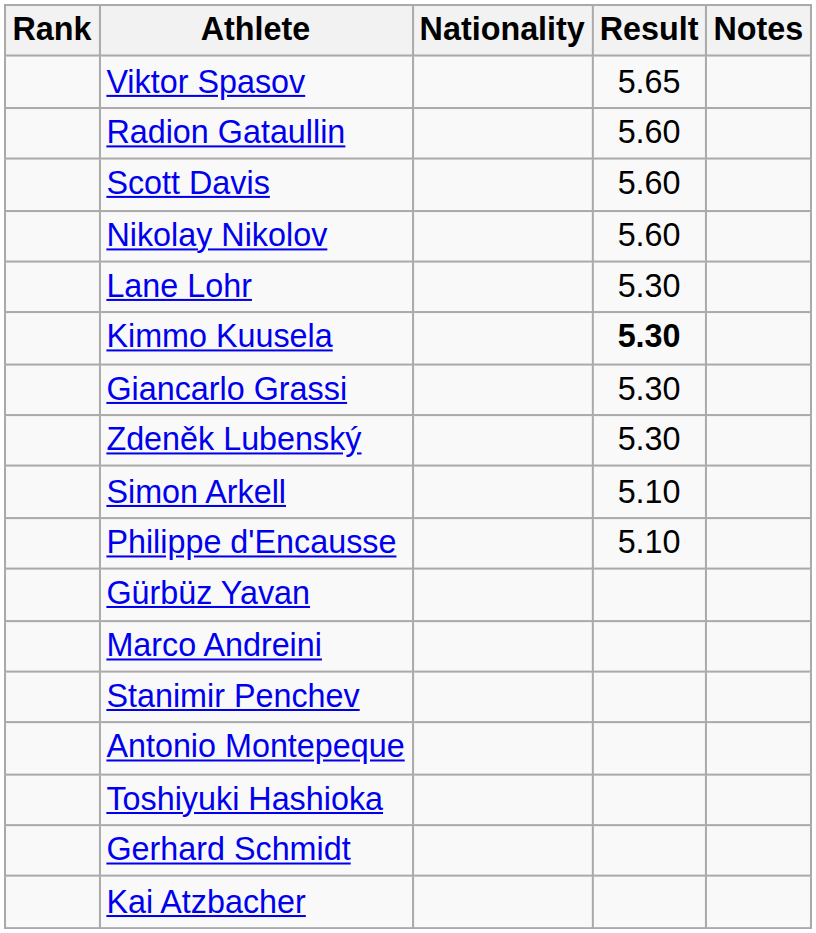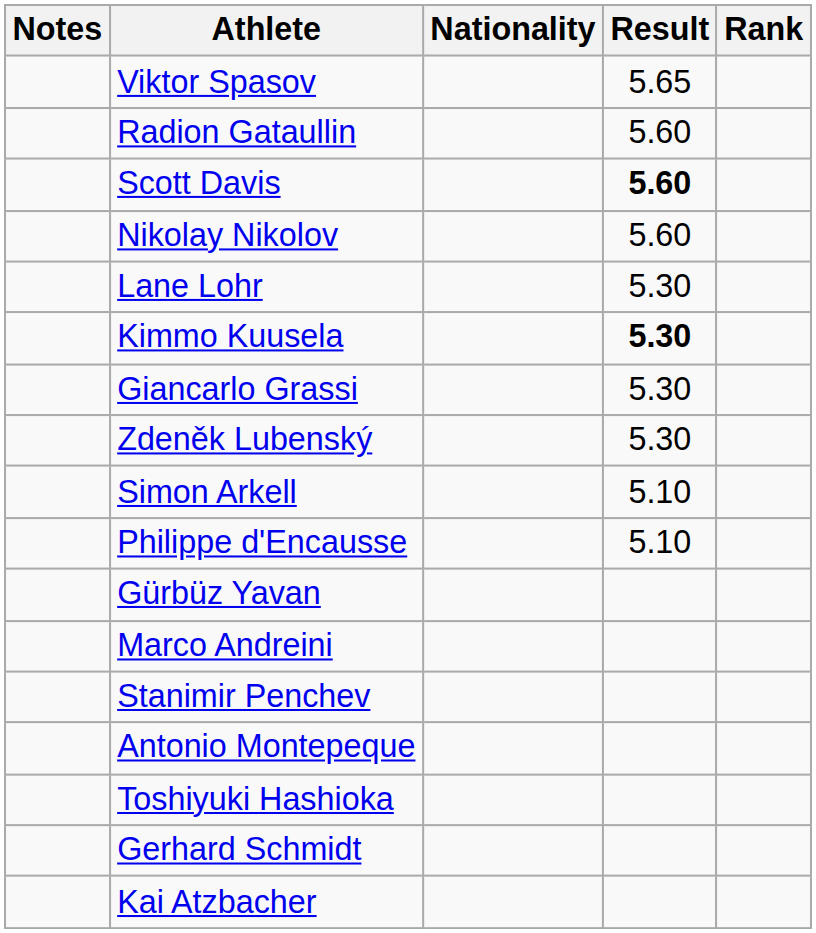columns swapped: (52, 30) <-> (758, 30)
(649, 183) normal -> (660, 183) bold
